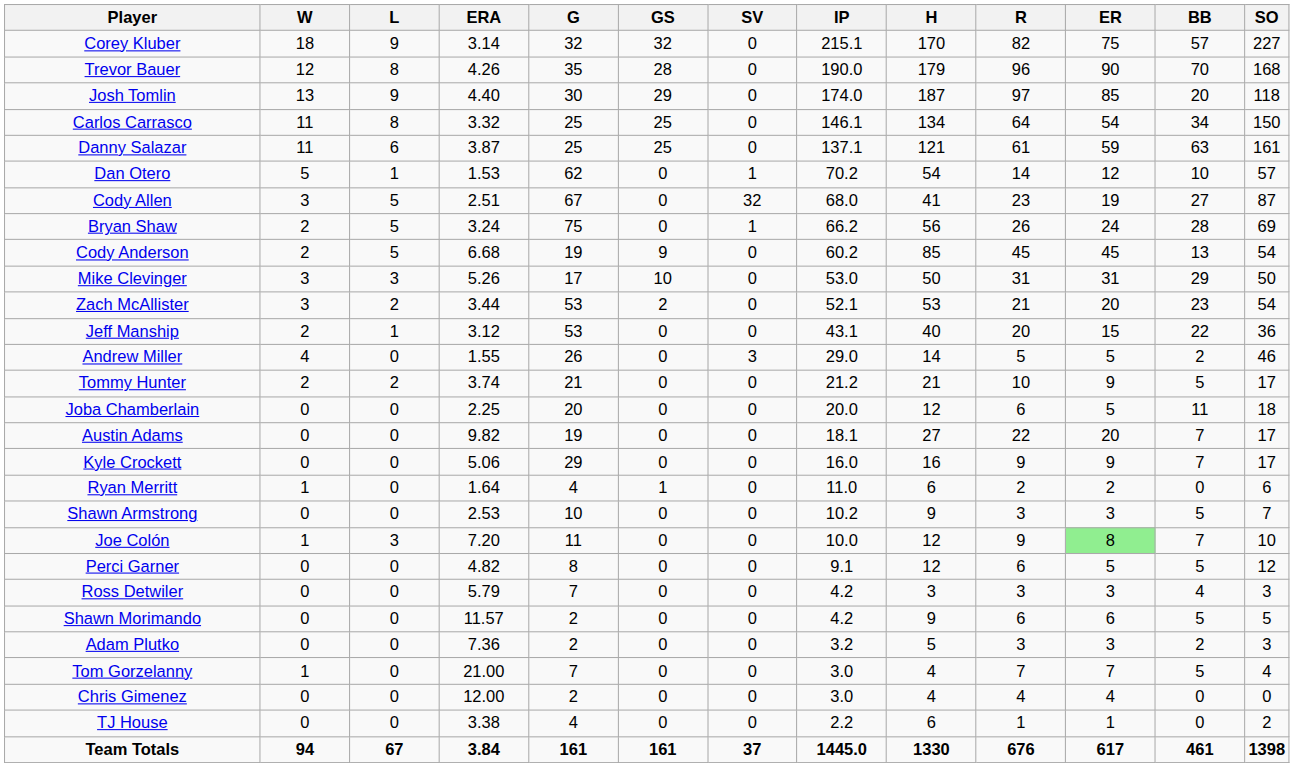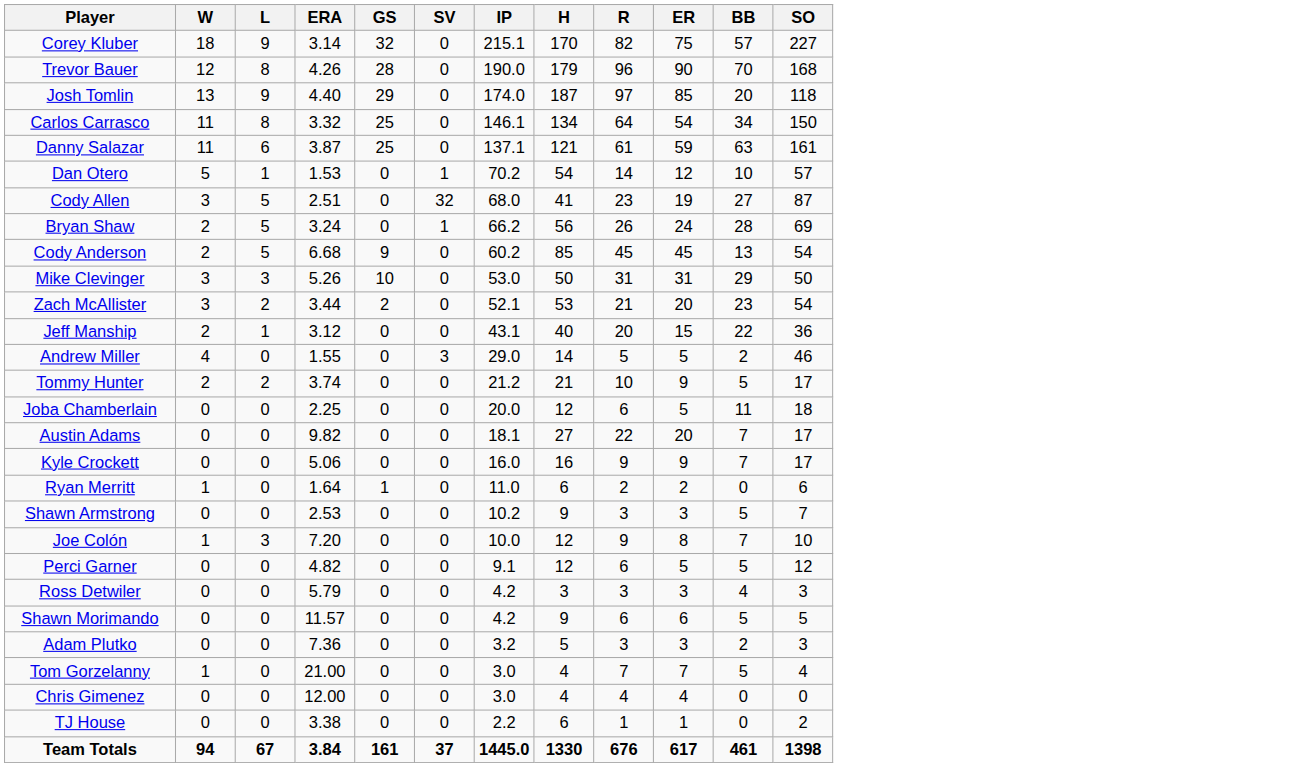- column: (573, 17)
(1110, 540) lightgreen background -> (684, 540) no background
